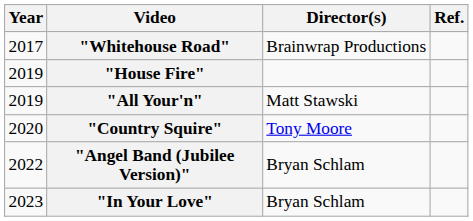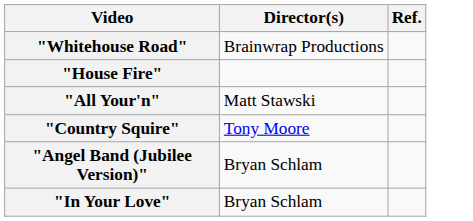- column: (26, 18)
